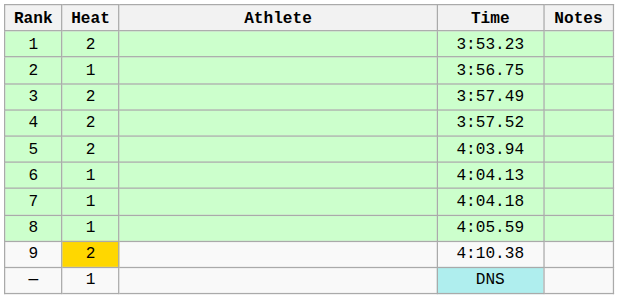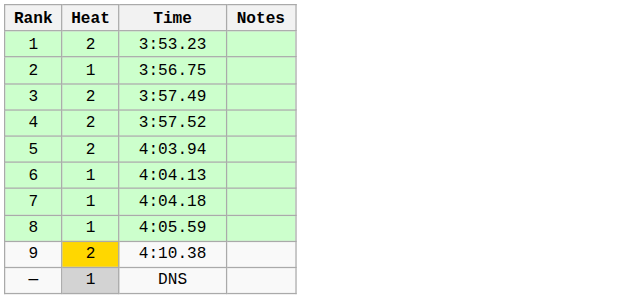- column: (278, 18)
(91, 280) no background -> (91, 280) lightgrey background
(490, 280) paleturquoise background -> (173, 280) no background
